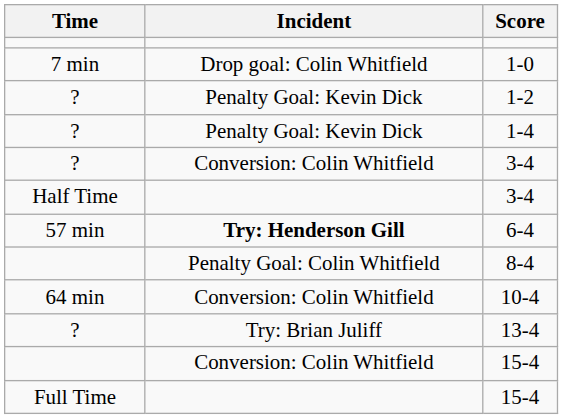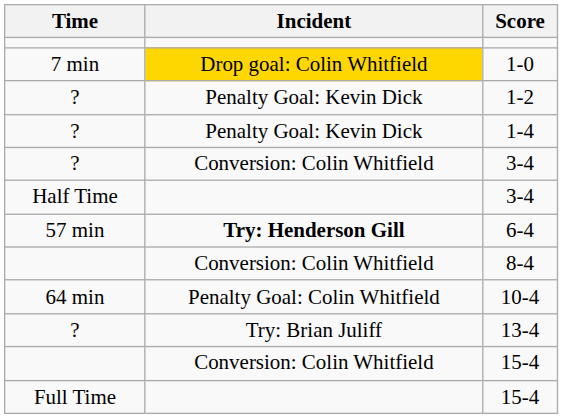(314, 64) no background -> (314, 64) gold background
(314, 263) Penalty Goal: Colin Whitfield -> (314, 263) Conversion: Colin Whitfield
(314, 296) Conversion: Colin Whitfield -> (314, 296) Penalty Goal: Colin Whitfield
